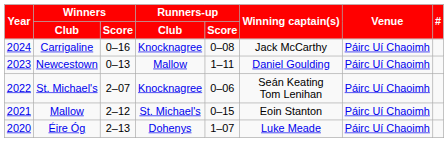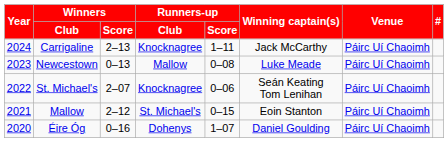(118, 47) 0–16 -> (118, 47) 2–13
(222, 47) 0–08 -> (222, 47) 1–11
(222, 64) 1–11 -> (222, 64) 0–08
(291, 64) Daniel Goulding -> (291, 64) Luke Meade
(118, 128) 2–13 -> (118, 128) 0–16
(291, 128) Luke Meade -> (291, 128) Daniel Goulding
